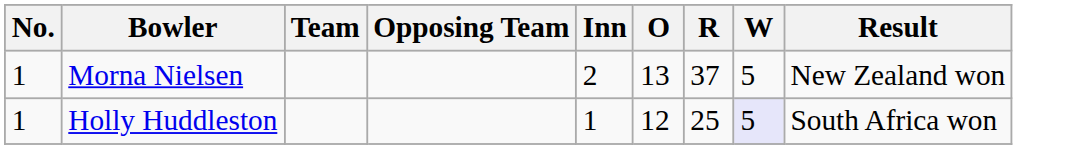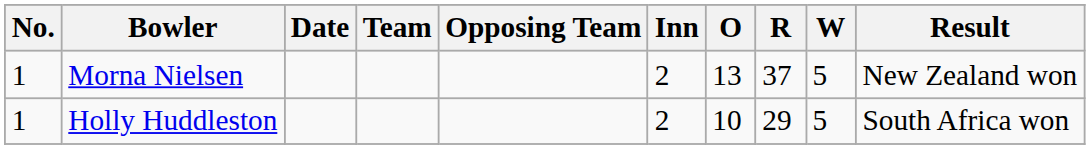+ column: (320, 27)
(590, 120) 1 -> (662, 120) 2
(655, 120) 12 -> (727, 120) 10
(705, 120) 25 -> (777, 120) 29
(748, 120) lavender background -> (820, 120) no background
